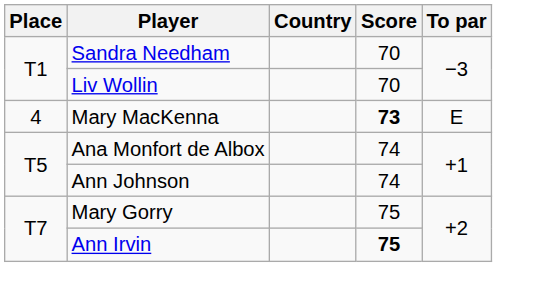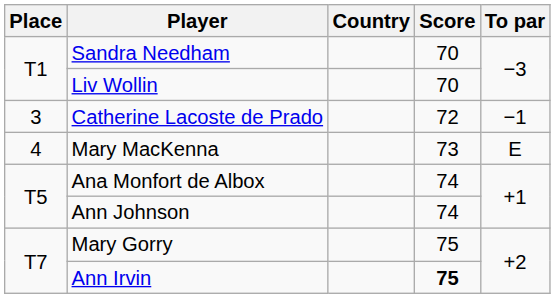+ row: (197, 117)
(389, 117) bold -> (447, 149) normal
